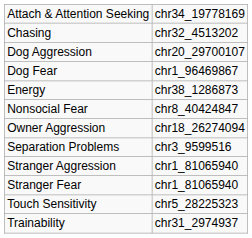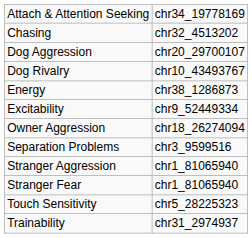- row: (32, 71)
+ row: (38, 71)
+ row: (35, 109)
- row: (47, 109)
